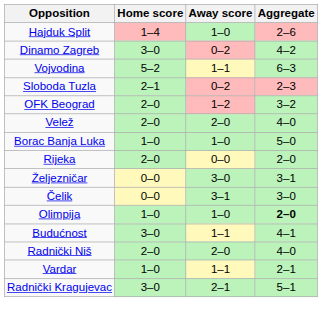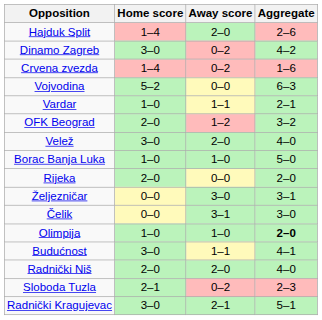(221, 31) 1–0 -> (221, 31) 2–0
+ row: (60, 68)
(221, 68) 1–1 -> (221, 86) 0–0
rows swapped: (60, 86) <-> (60, 269)
(150, 123) 2–0 -> (150, 141) 3–0
